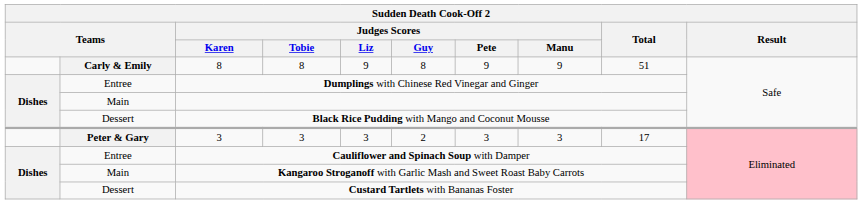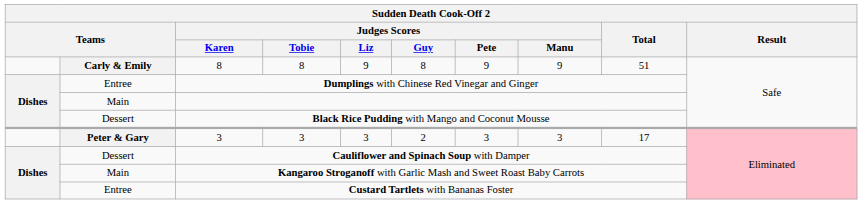(118, 155) Entree -> (118, 155) Dessert
(118, 190) Dessert -> (118, 190) Entree
